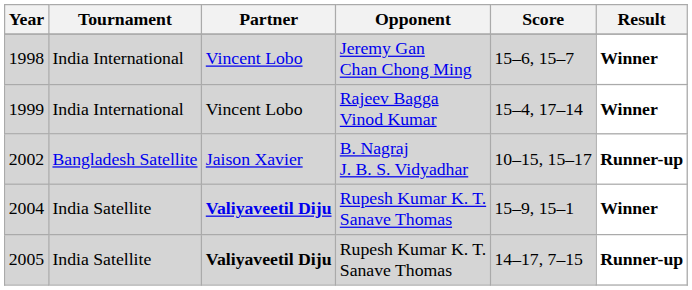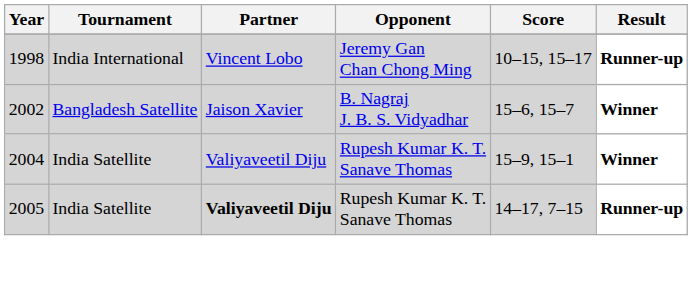(534, 59) 15–6, 15–7 -> (543, 59) 10–15, 15–17
(629, 59) Winner -> (642, 59) Runner-up
- row: (26, 109)
(543, 159) 10–15, 15–17 -> (534, 109) 15–6, 15–7
(642, 159) Runner-up -> (629, 109) Winner
(269, 209) bold -> (266, 159) normal
